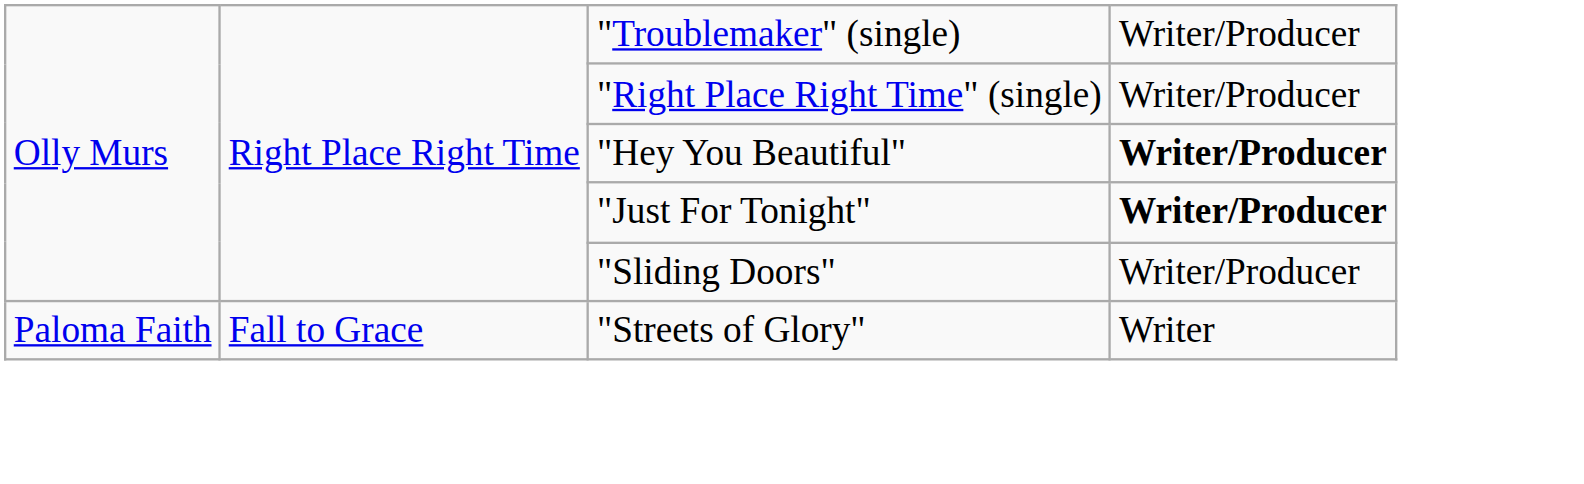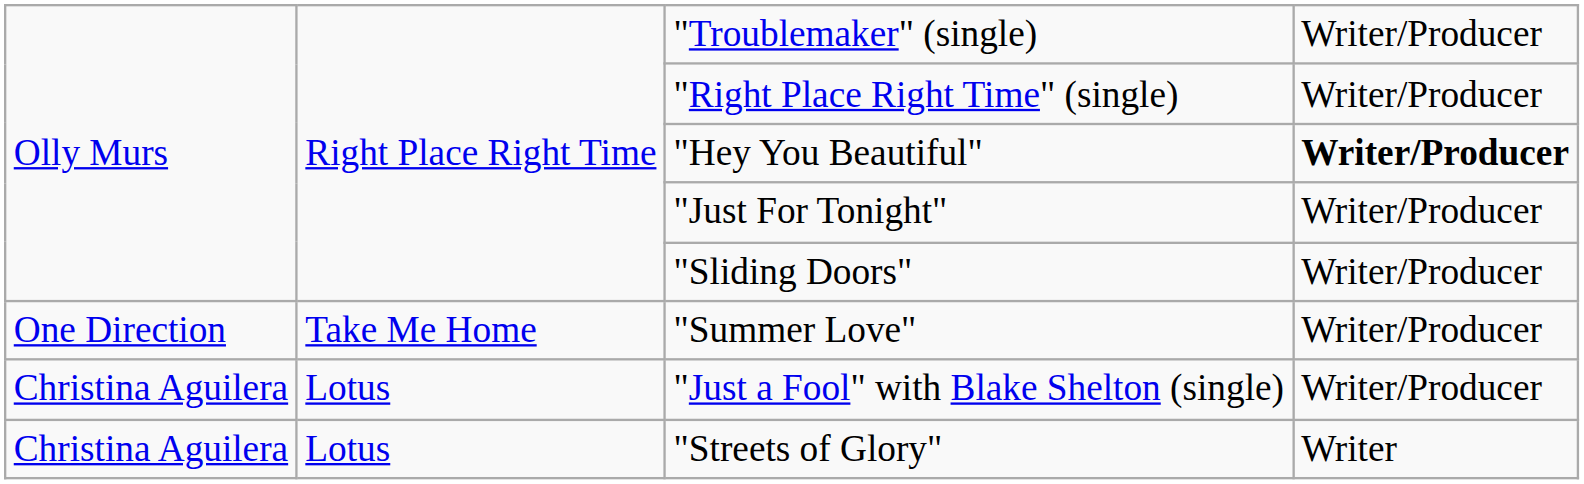(1253, 211) bold -> (1422, 211) normal
+ row: (795, 329)
+ row: (979, 388)
(113, 329) Paloma Faith -> (151, 447) Christina Aguilera
(326, 329) Fall to Grace -> (348, 447) Lotus
